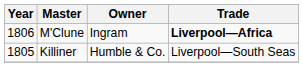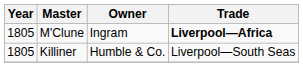(21, 33) 1806 -> (21, 33) 1805
